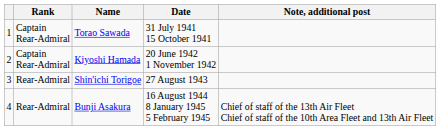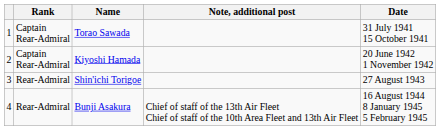columns swapped: (181, 12) <-> (327, 12)
